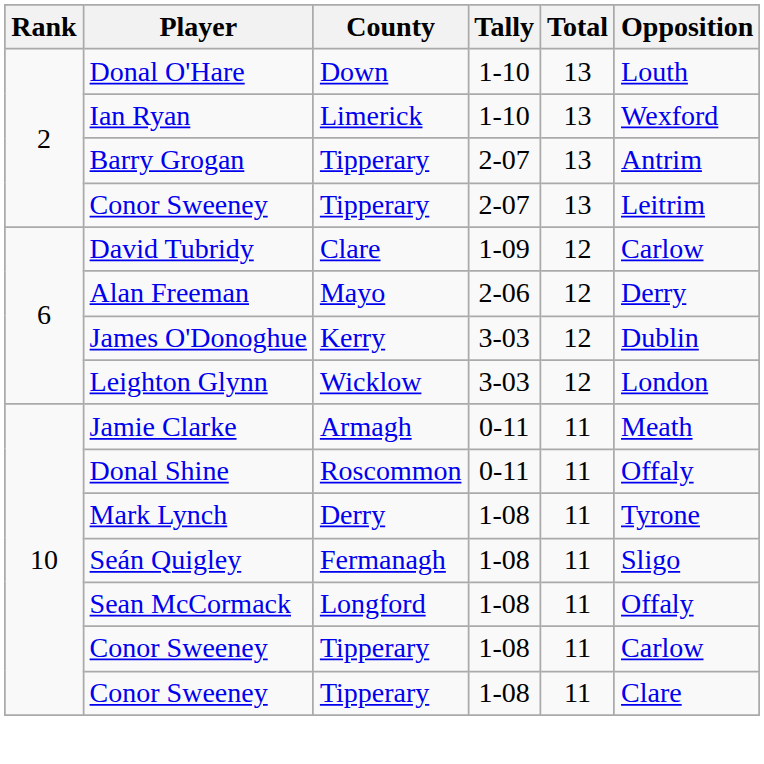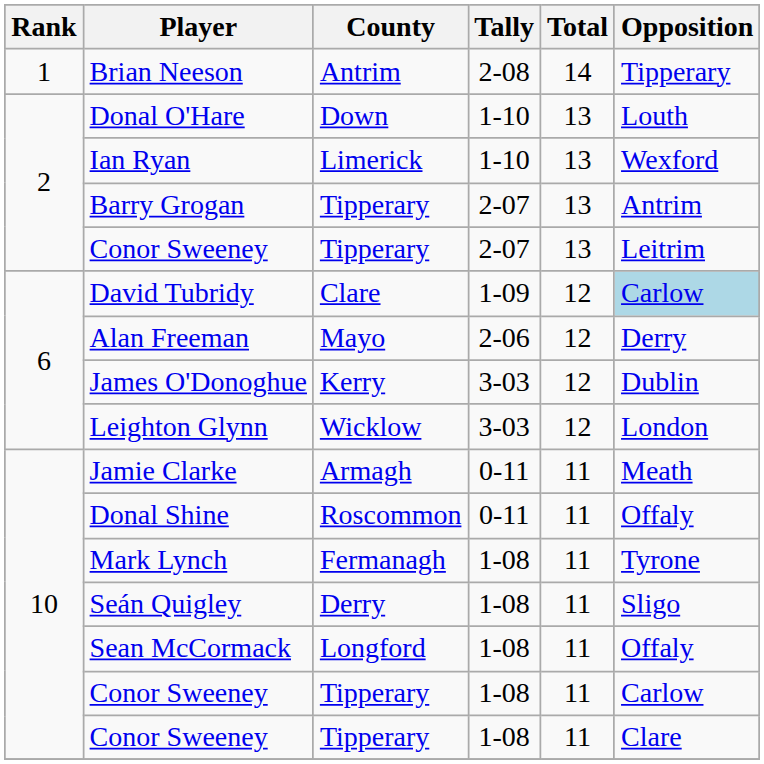+ row: (166, 71)
(662, 248) no background -> (662, 293) lightblue background
(353, 515) Derry -> (383, 559) Fermanagh
(383, 559) Fermanagh -> (353, 603) Derry
